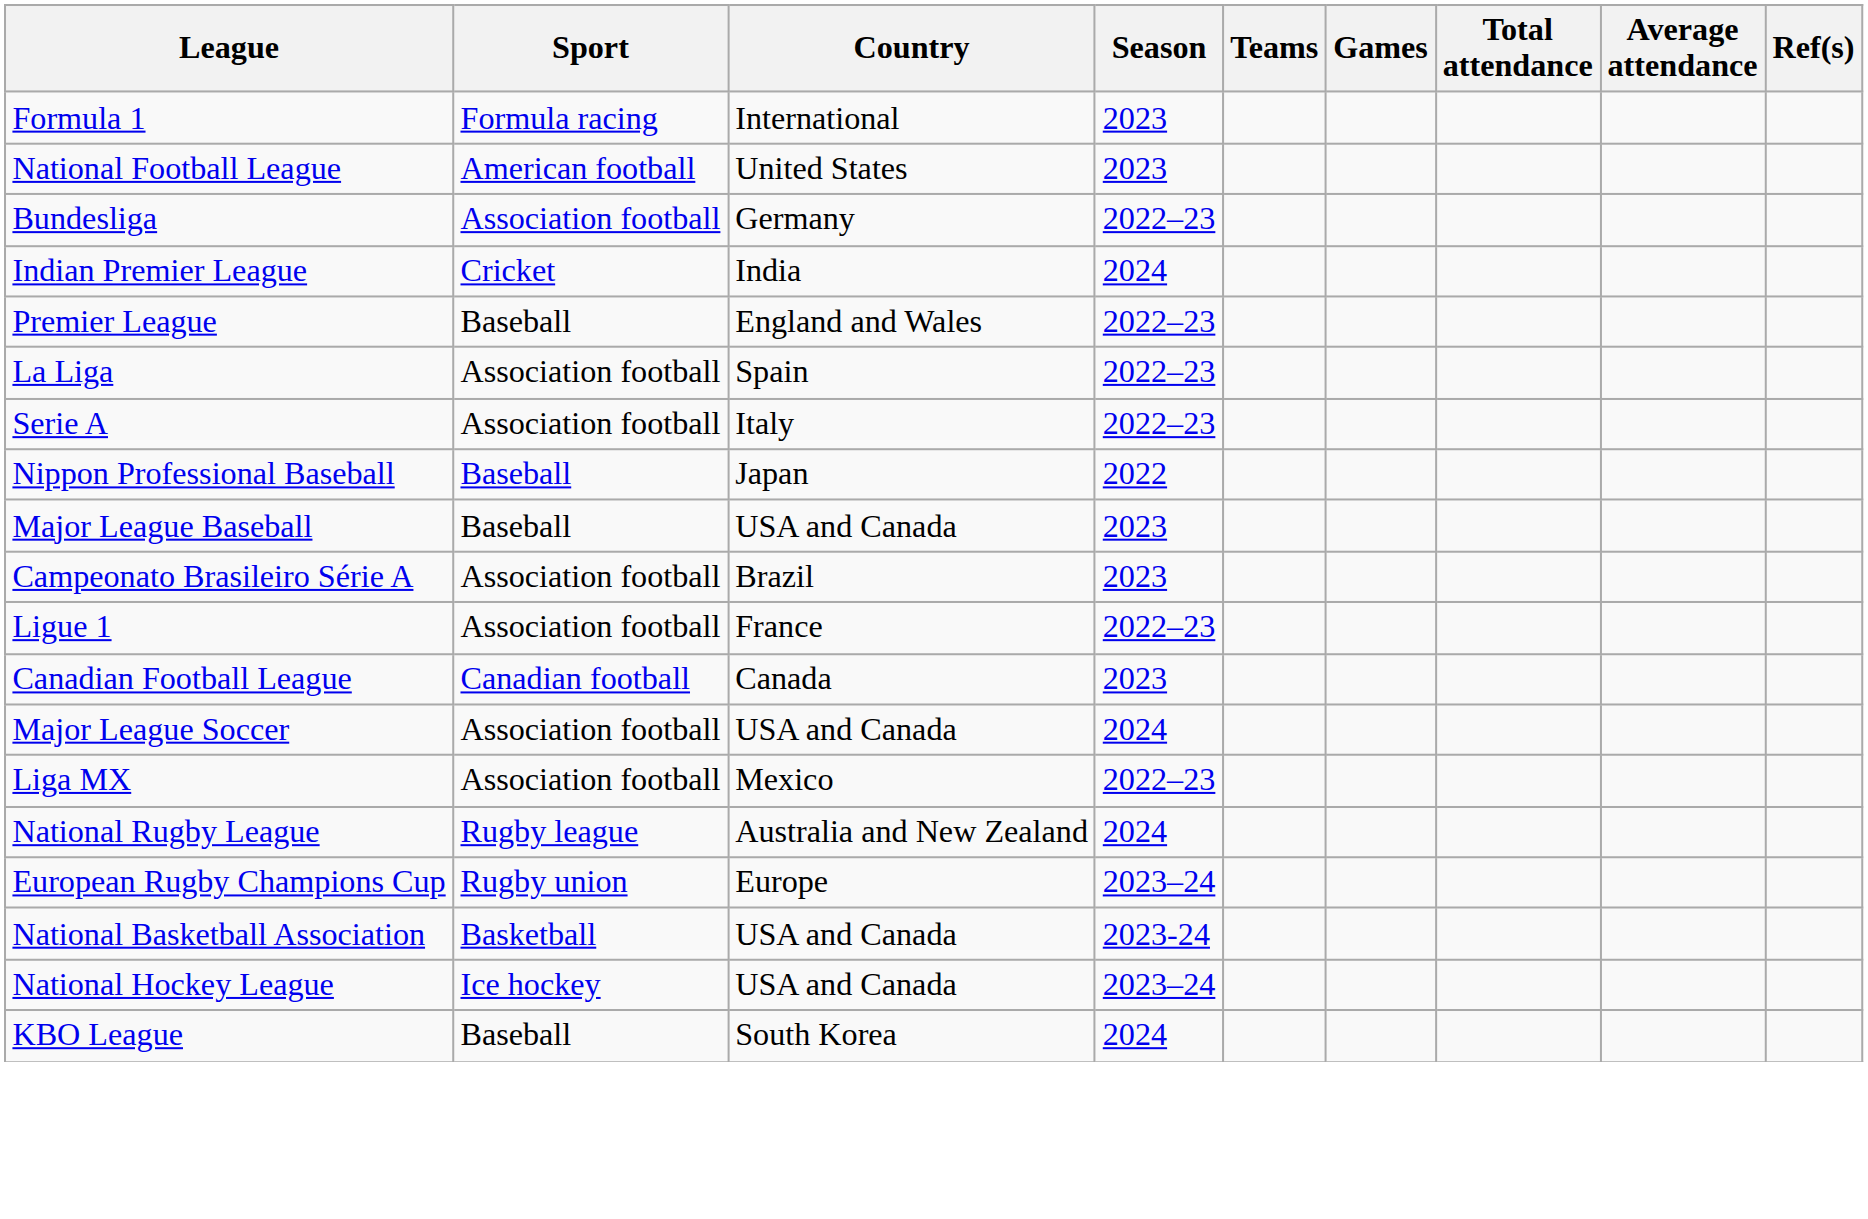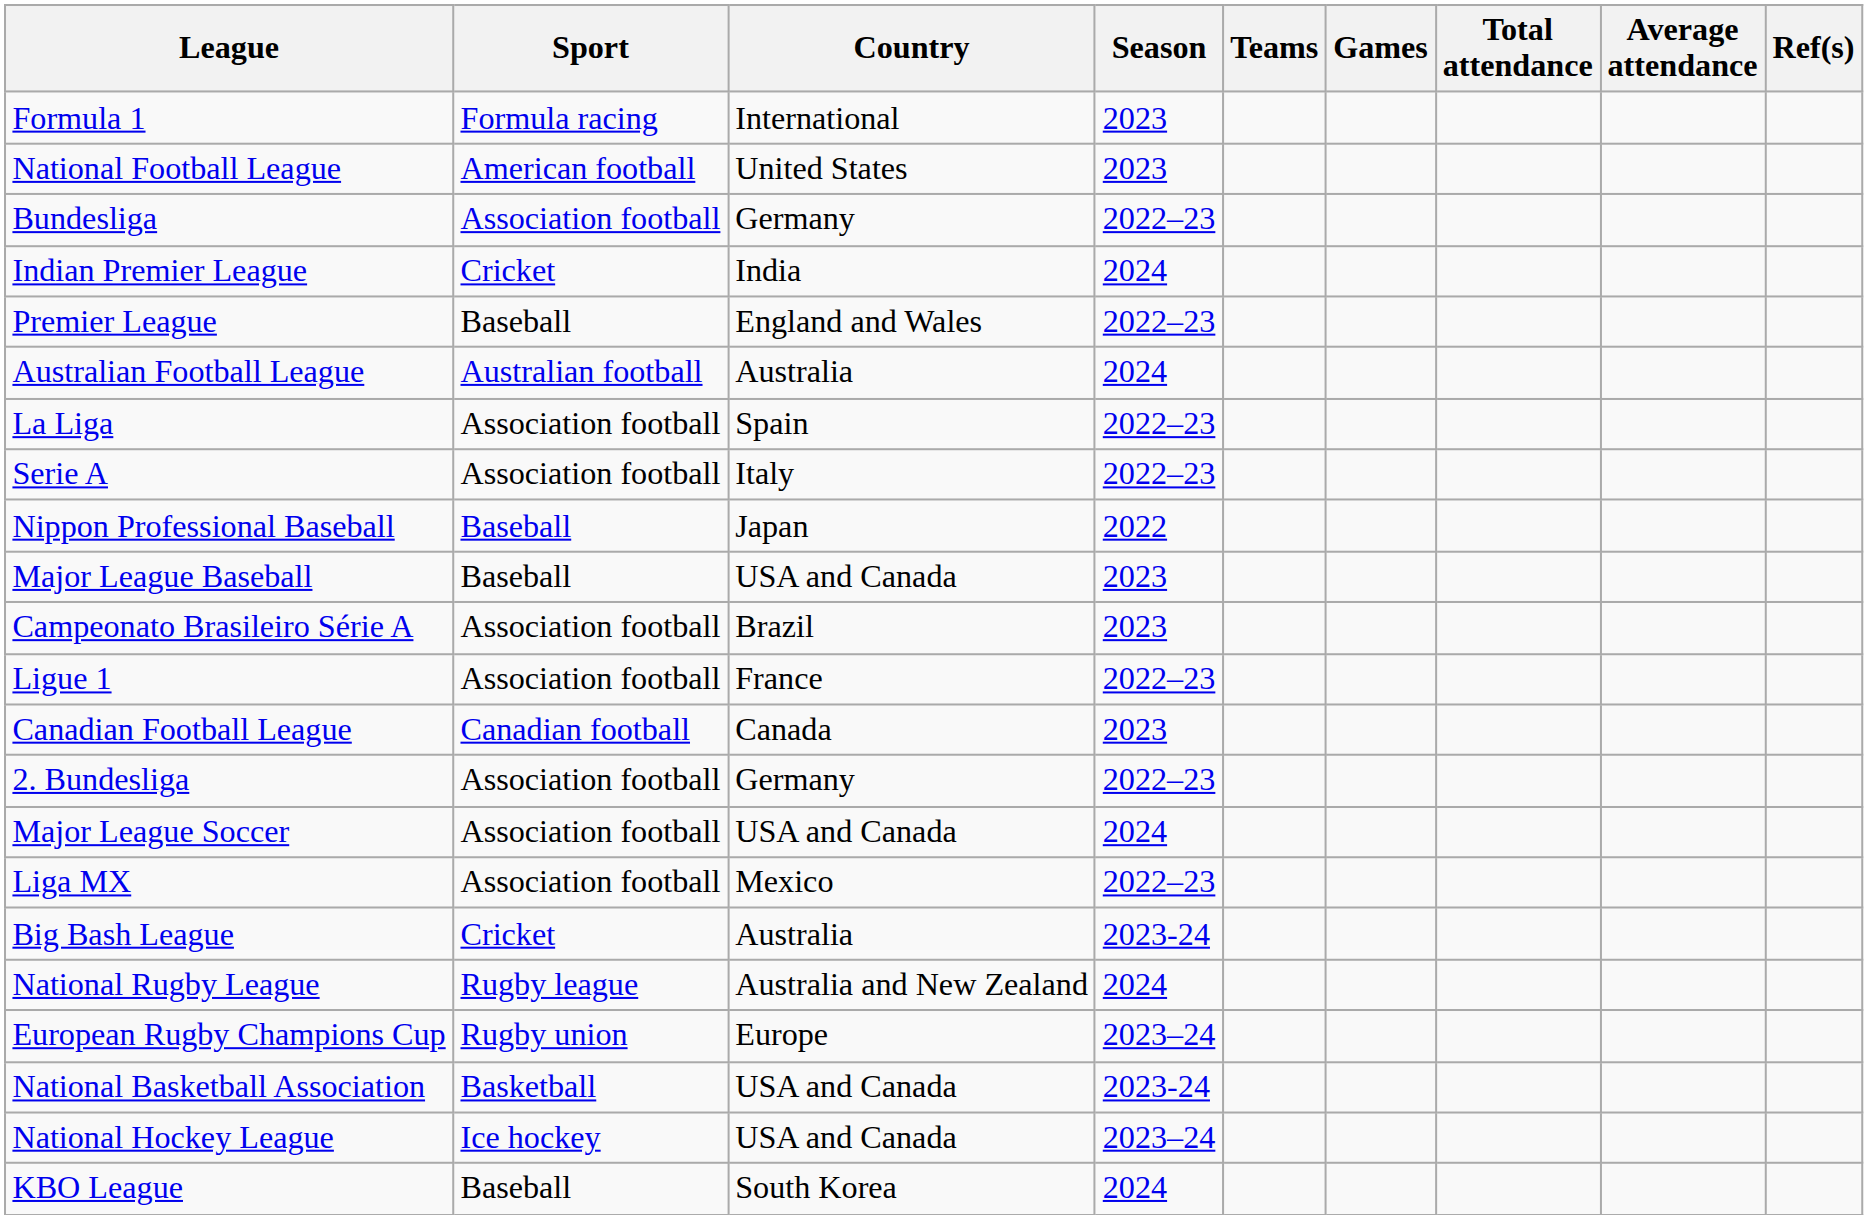+ row: (188, 372)
+ row: (101, 780)
+ row: (123, 933)
